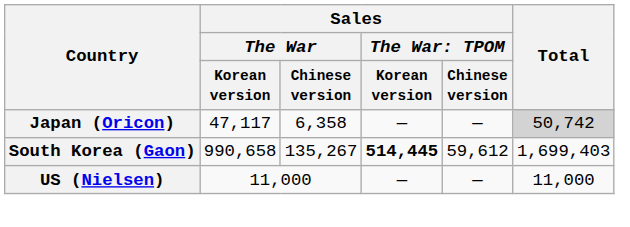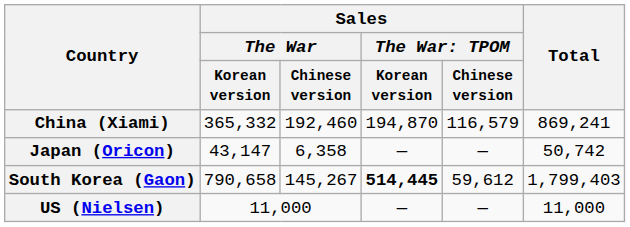+ row: (102, 123)
(240, 123) 47,117 -> (240, 151) 43,147
(564, 123) lightgrey background -> (574, 151) no background
(240, 151) 990,658 -> (240, 180) 790,658
(321, 151) 135,267 -> (321, 180) 145,267
(564, 151) 1,699,403 -> (574, 180) 1,799,403
